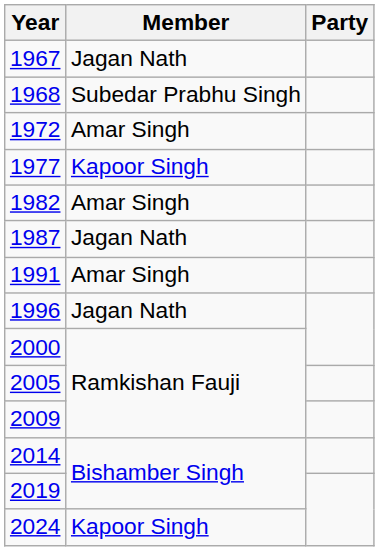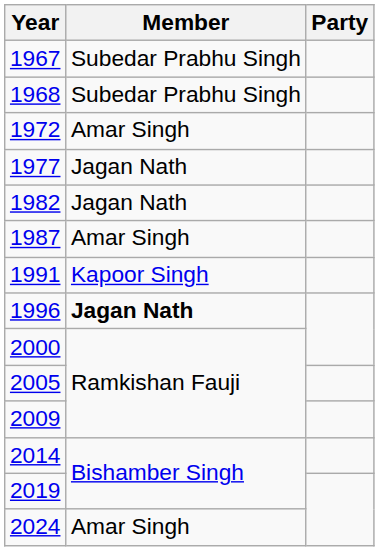(129, 58) Jagan Nath -> (186, 58) Subedar Prabhu Singh
(140, 166) Kapoor Singh -> (129, 166) Jagan Nath
(130, 202) Amar Singh -> (129, 202) Jagan Nath
(129, 238) Jagan Nath -> (130, 238) Amar Singh
(130, 274) Amar Singh -> (140, 274) Kapoor Singh
(129, 310) normal -> (132, 310) bold
(140, 526) Kapoor Singh -> (130, 526) Amar Singh
